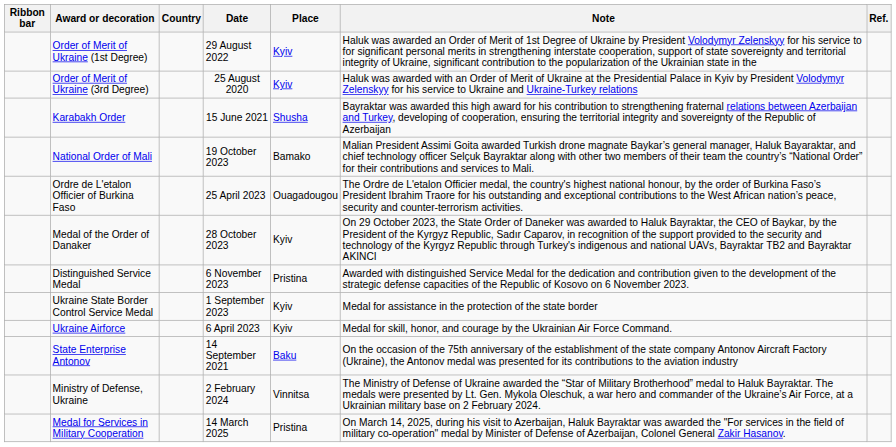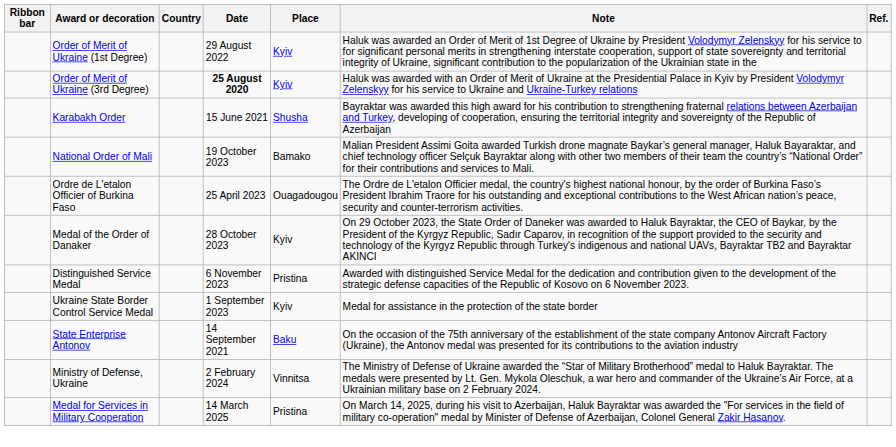(237, 85) normal -> (237, 85) bold
- row: (89, 329)
